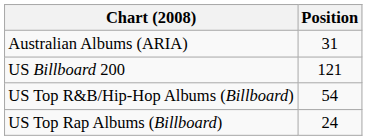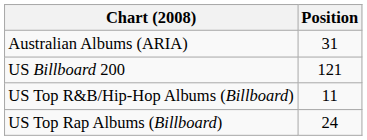(330, 95) 54 -> (330, 95) 11
